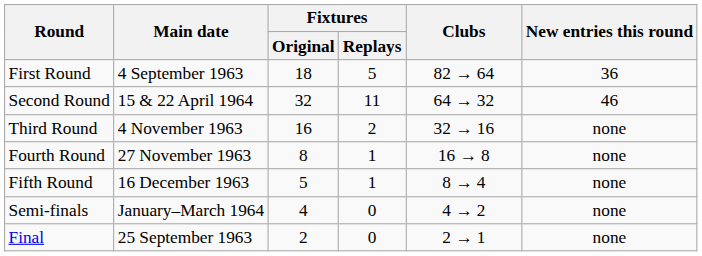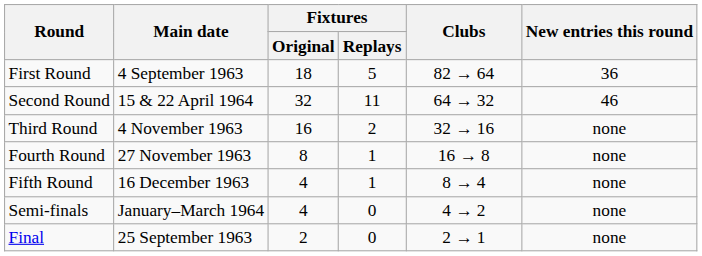(303, 182) 5 -> (303, 182) 4
